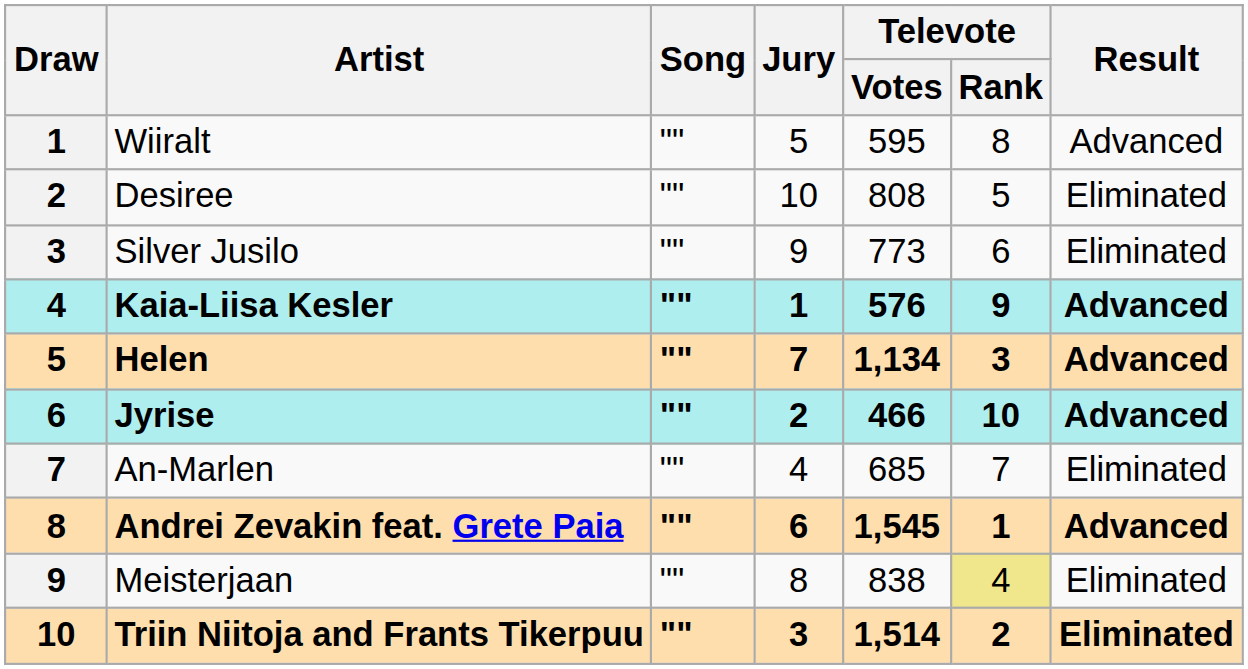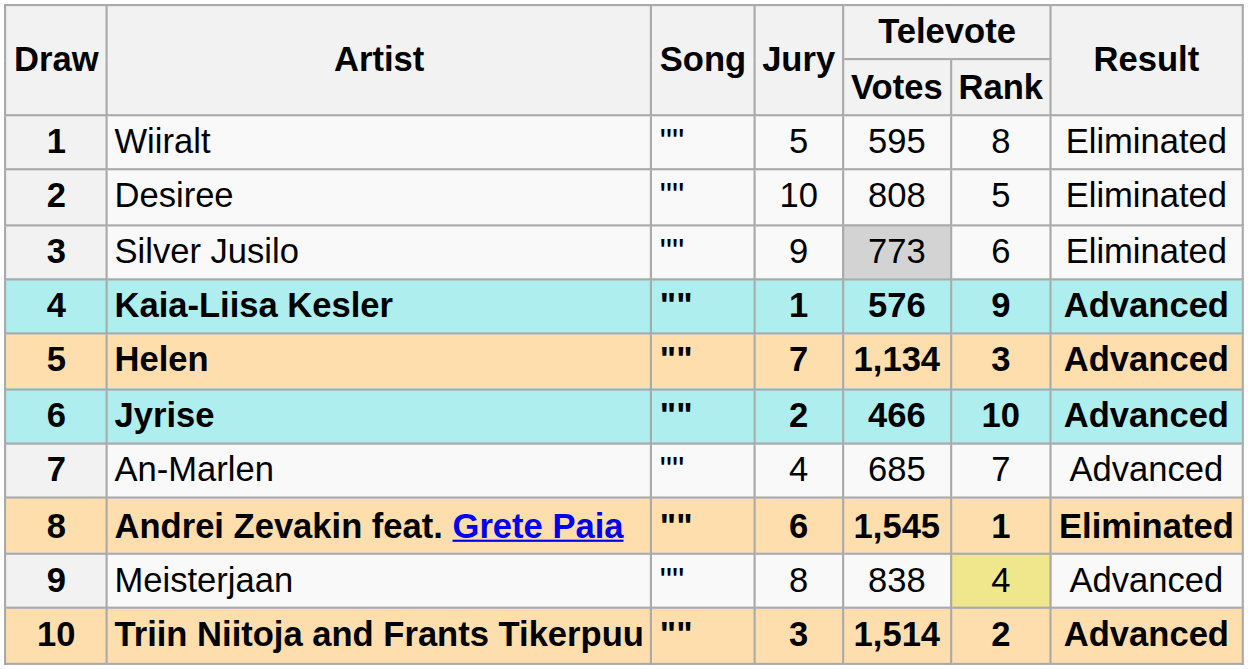(1146, 141) Advanced -> (1146, 141) Eliminated
(897, 251) no background -> (897, 251) lightgrey background
(1146, 470) Eliminated -> (1146, 470) Advanced
(1146, 525) Advanced -> (1146, 525) Eliminated
(1146, 580) Eliminated -> (1146, 580) Advanced
(1146, 634) Eliminated -> (1146, 634) Advanced
